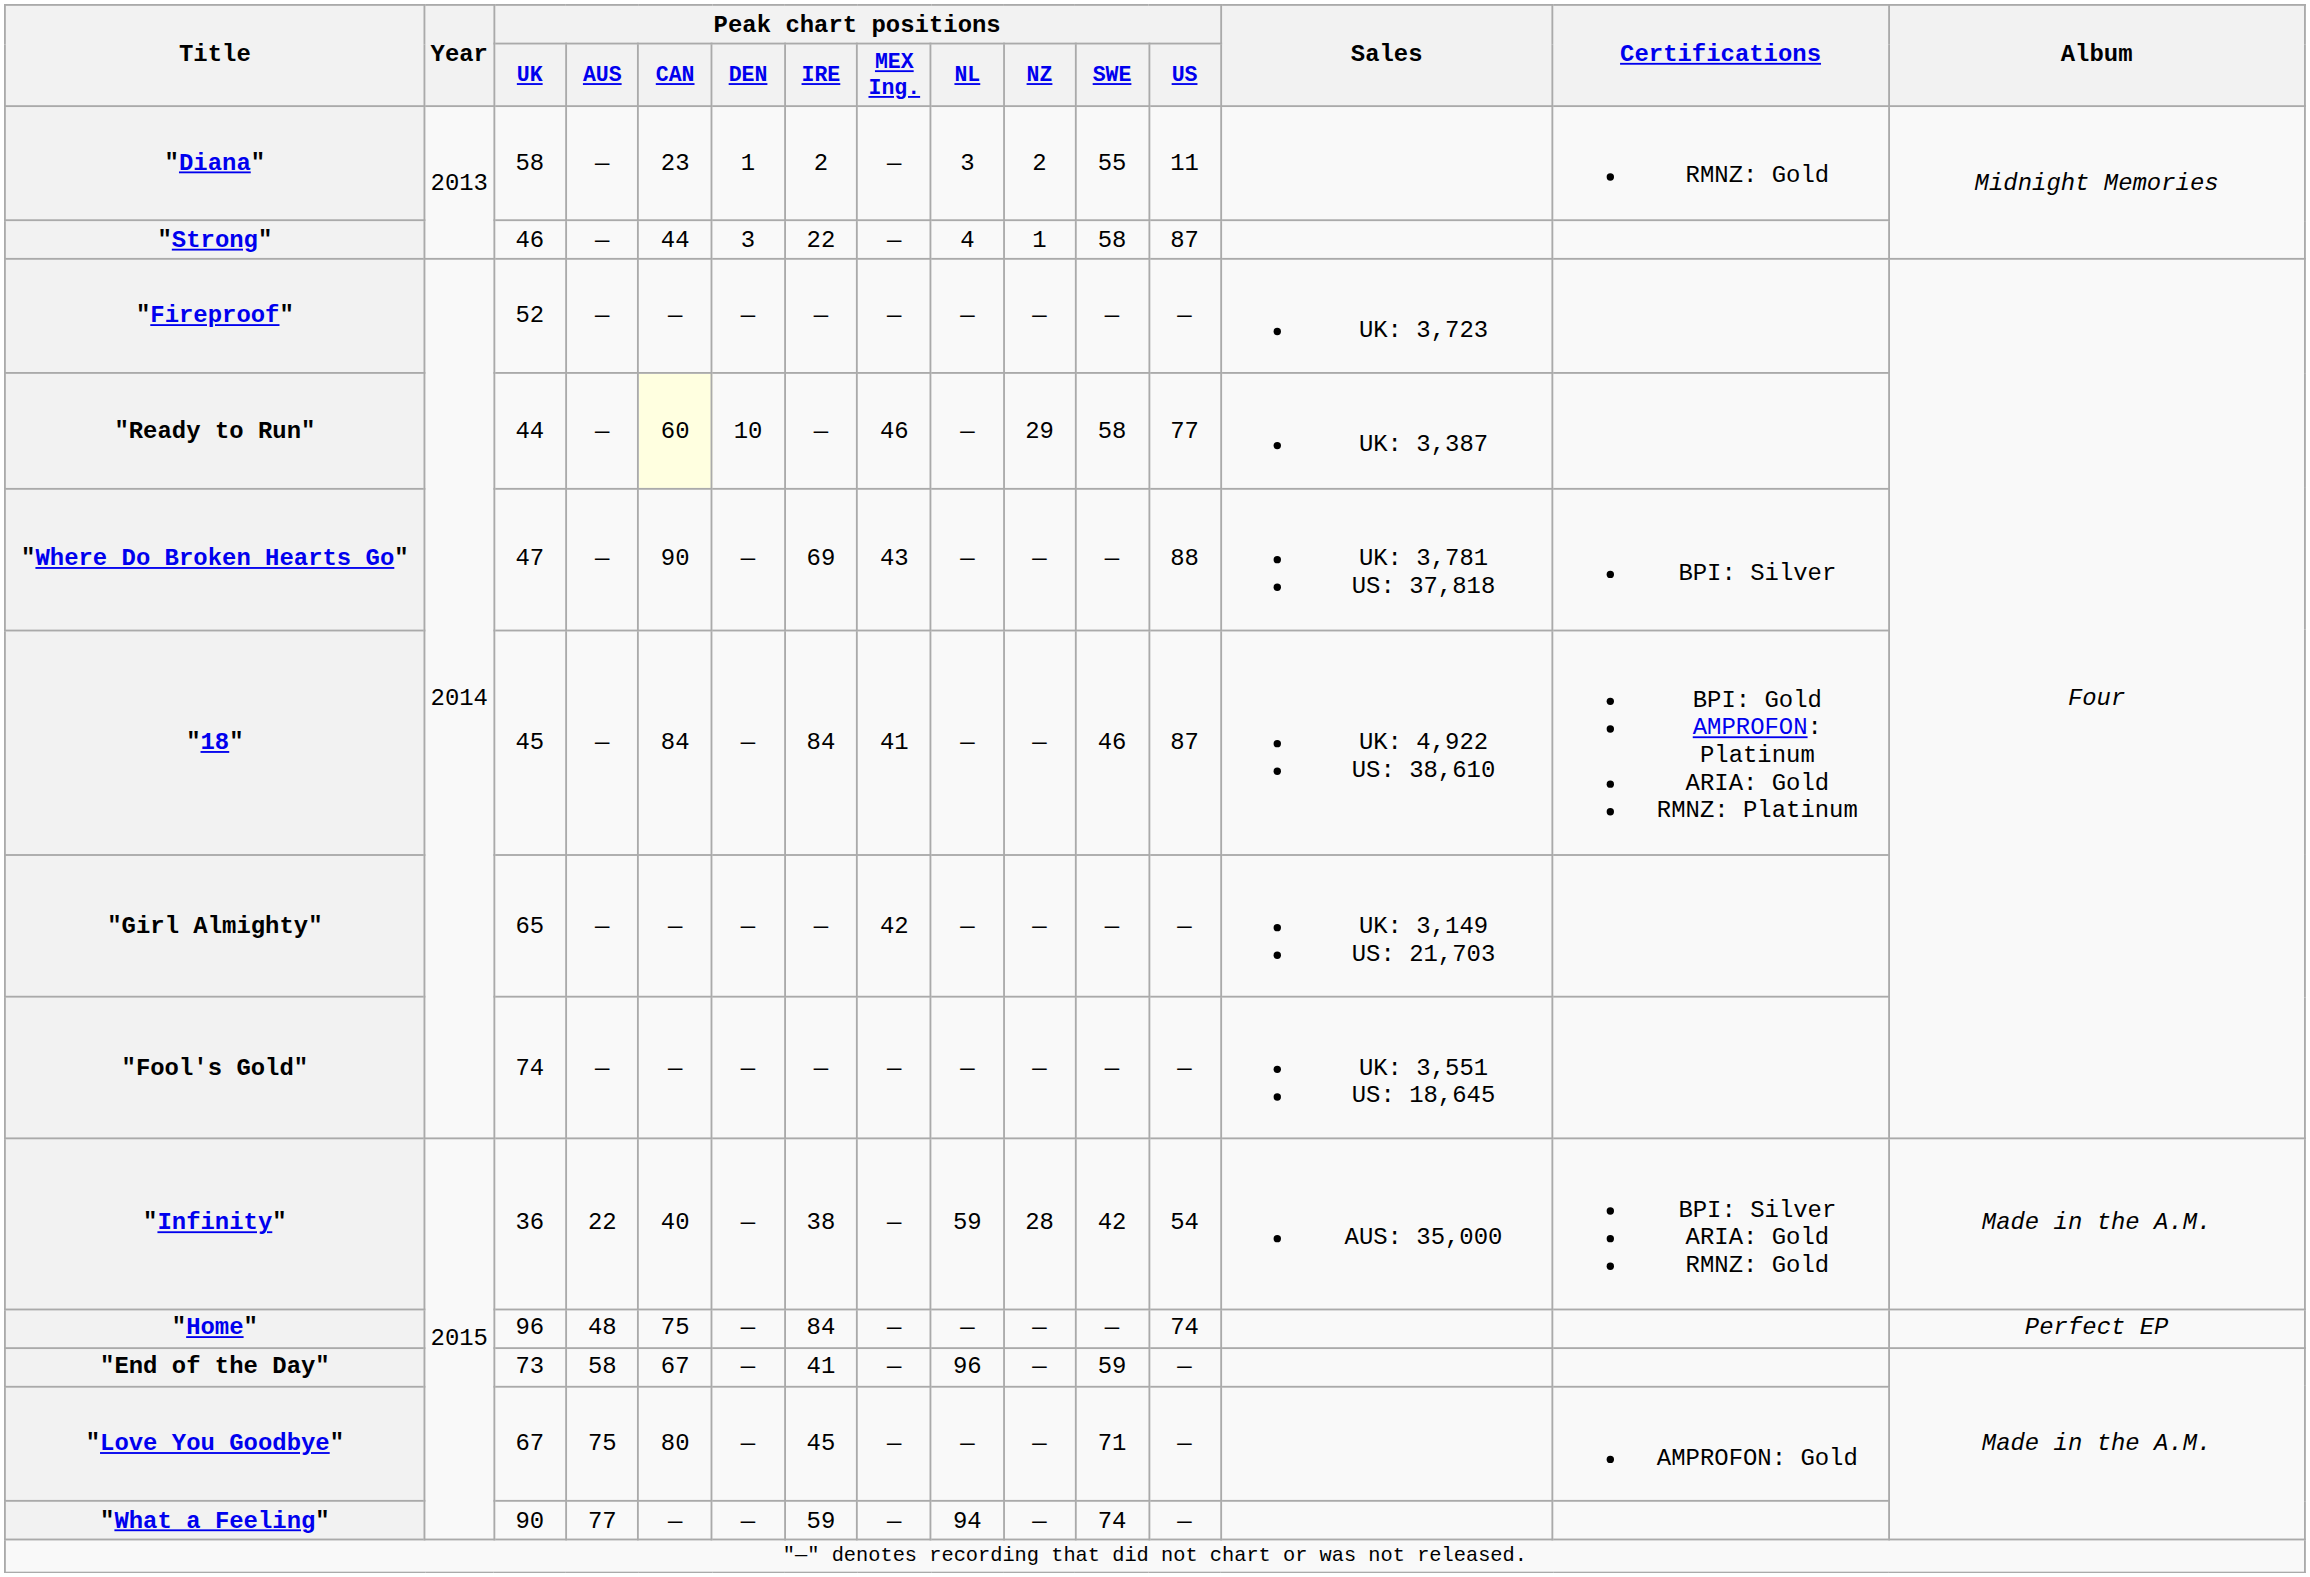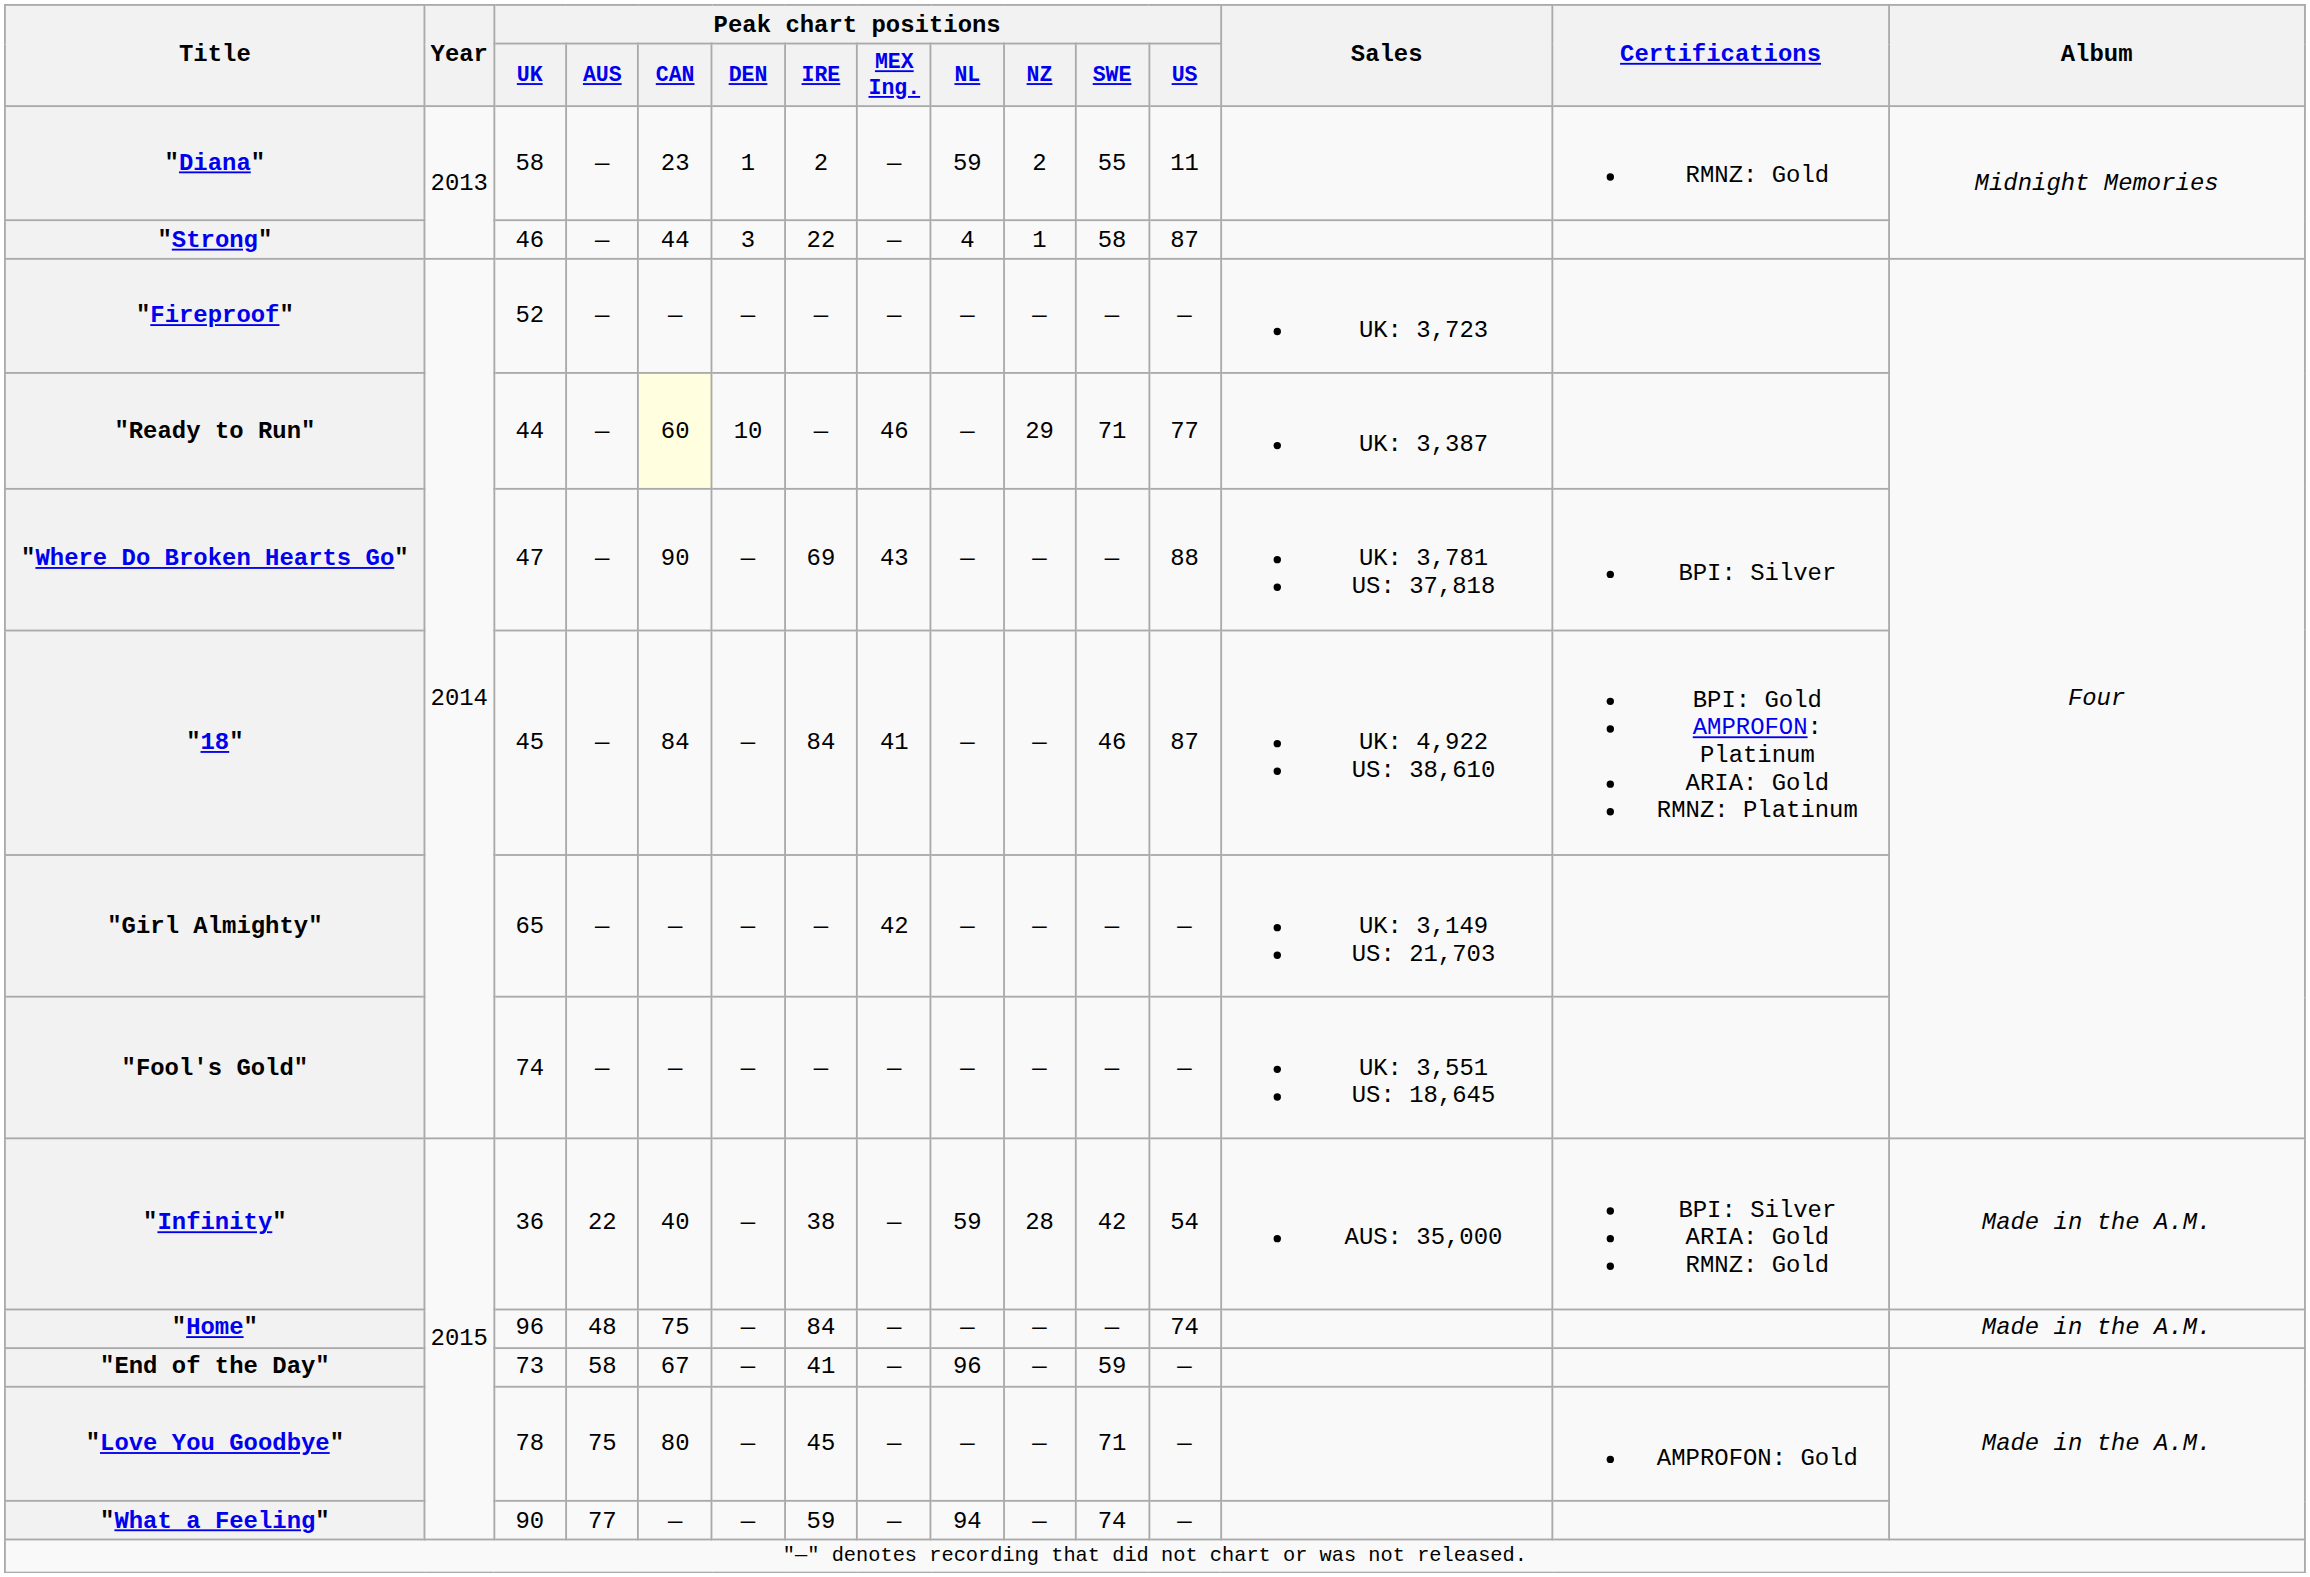(967, 163) 3 -> (967, 163) 59
(1112, 431) 58 -> (1112, 431) 71
(2097, 1328) Perfect EP -> (2097, 1328) Made in the A.M.
(530, 1444) 67 -> (530, 1444) 78
